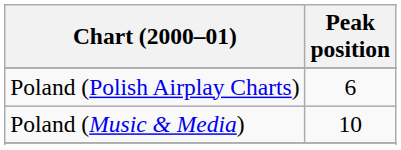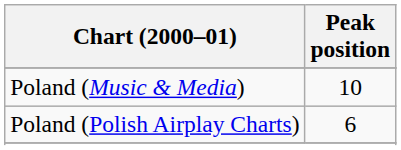rows swapped: (127, 124) <-> (155, 86)
